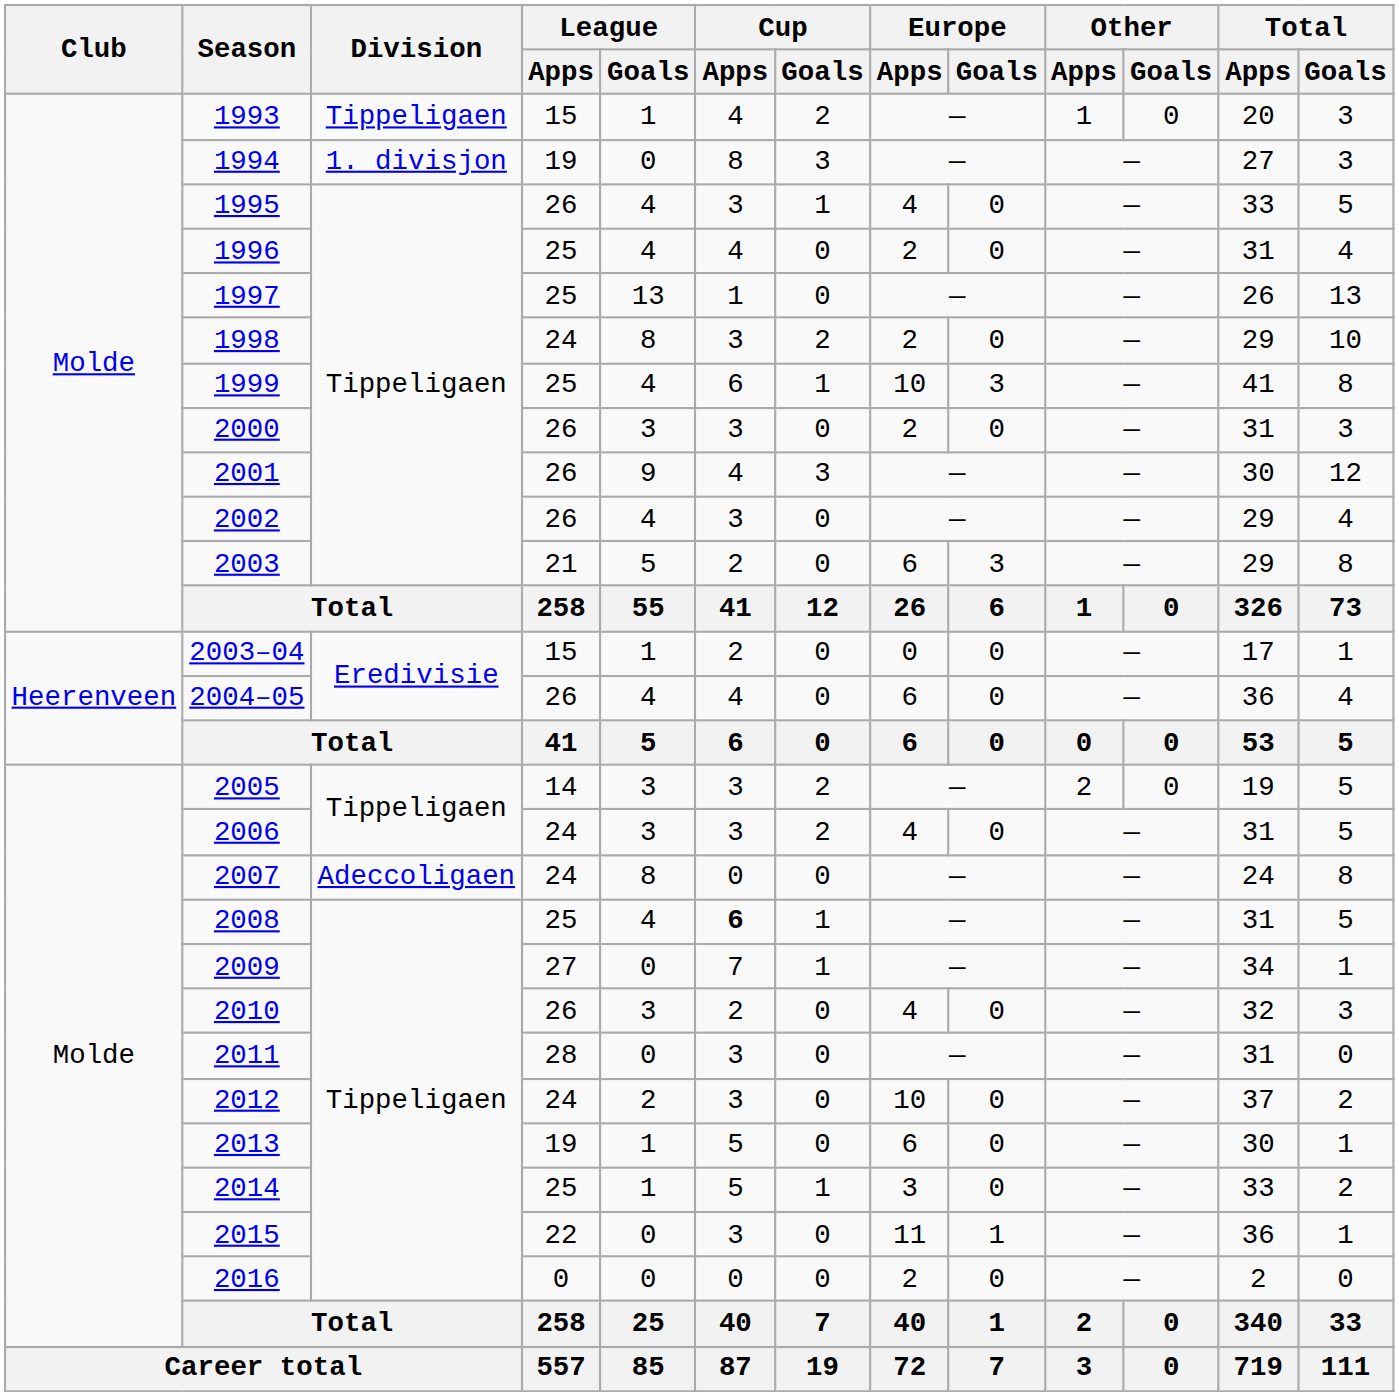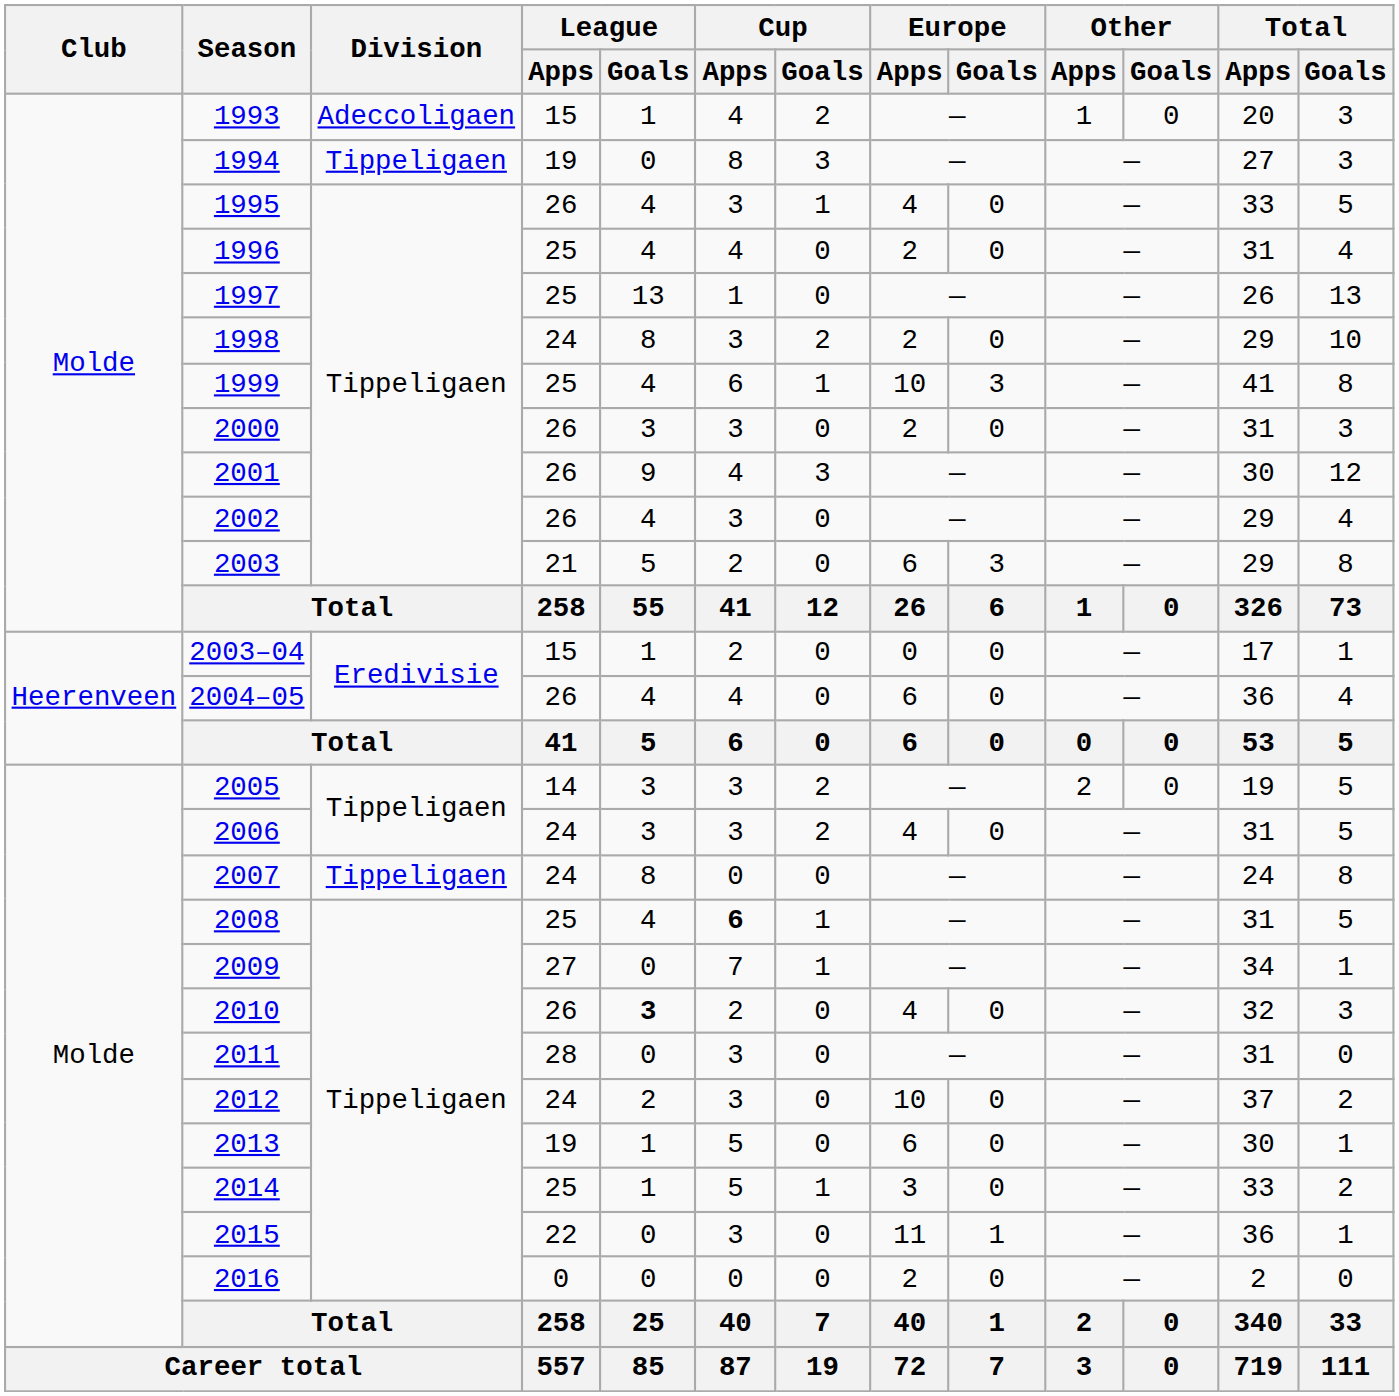(416, 117) Tippeligaen -> (416, 117) Adeccoligaen
(416, 162) 1. divisjon -> (416, 162) Tippeligaen
(416, 877) Adeccoligaen -> (416, 877) Tippeligaen
(648, 1011) normal -> (648, 1011) bold
